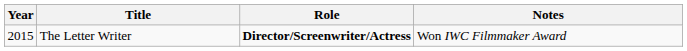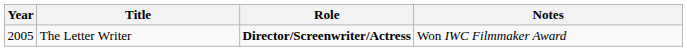(21, 35) 2015 -> (21, 35) 2005
